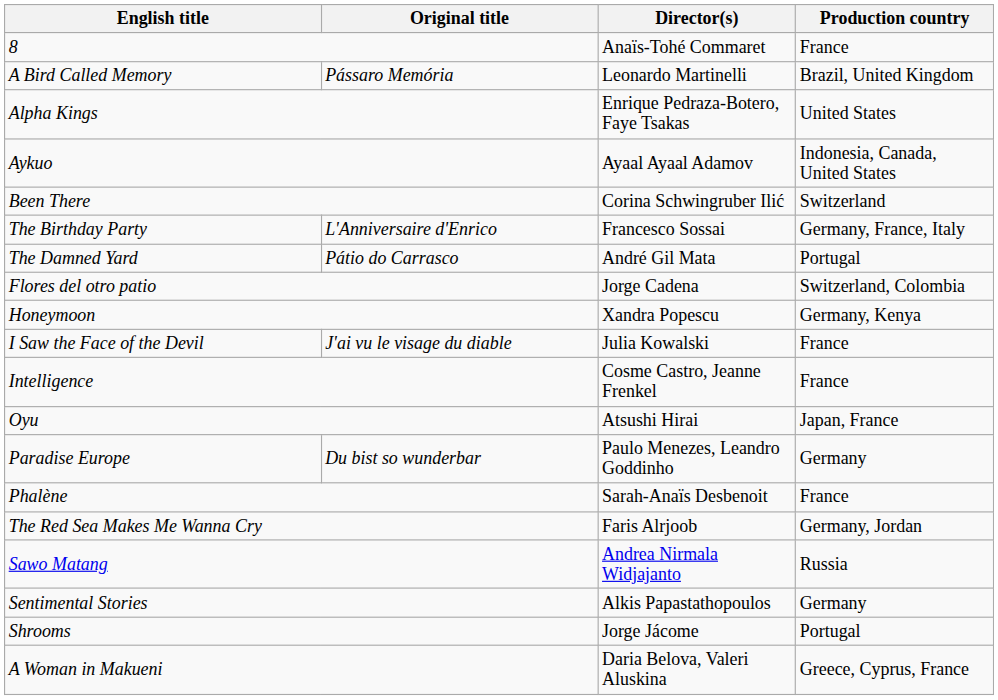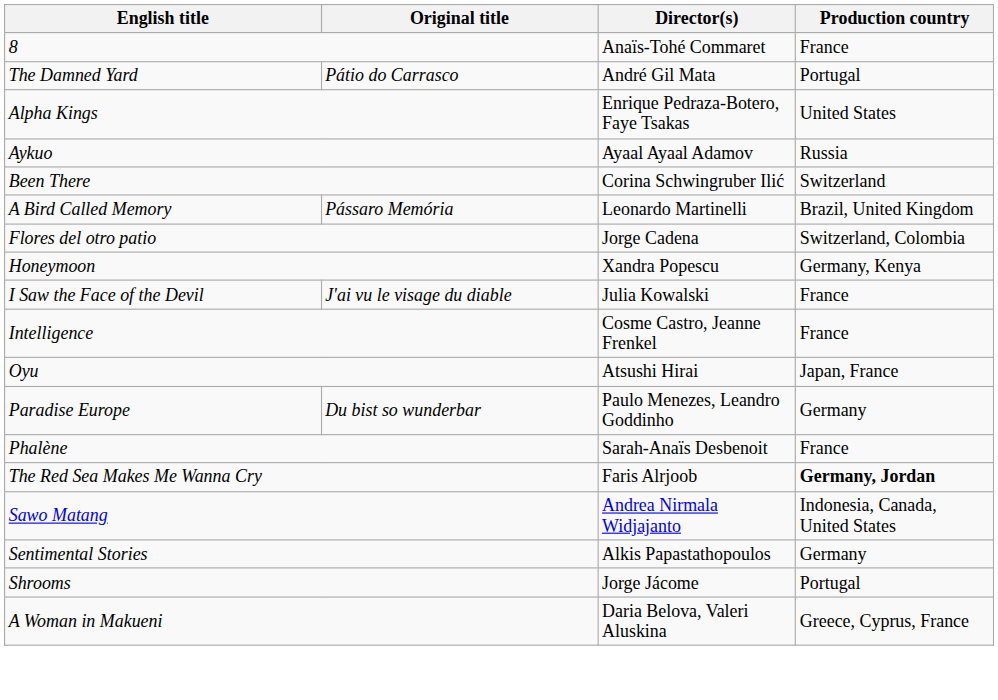rows swapped: (90, 75) <-> (73, 257)
(868, 162) Indonesia, Canada, United States -> (824, 152) Russia
- row: (78, 229)
(861, 525) normal -> (868, 477) bold
(824, 564) Russia -> (868, 515) Indonesia, Canada, United States
